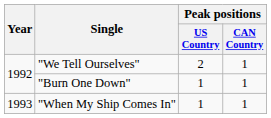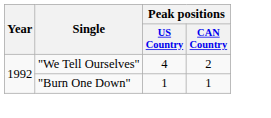(201, 64) 2 -> (164, 64) 4
(244, 64) 1 -> (208, 64) 2
- row: (107, 103)
